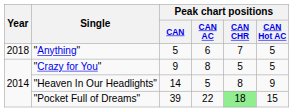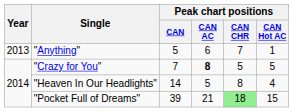(18, 51) 2018 -> (18, 51) 2013
(272, 51) 5 -> (272, 51) 1
(175, 67) 9 -> (175, 67) 7
(208, 67) normal -> (208, 67) bold
(272, 83) 9 -> (272, 83) 4
(208, 99) 22 -> (208, 99) 21
